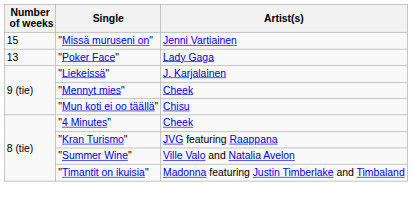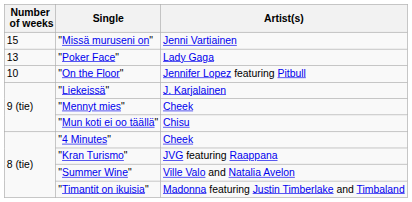+ row: (91, 73)
